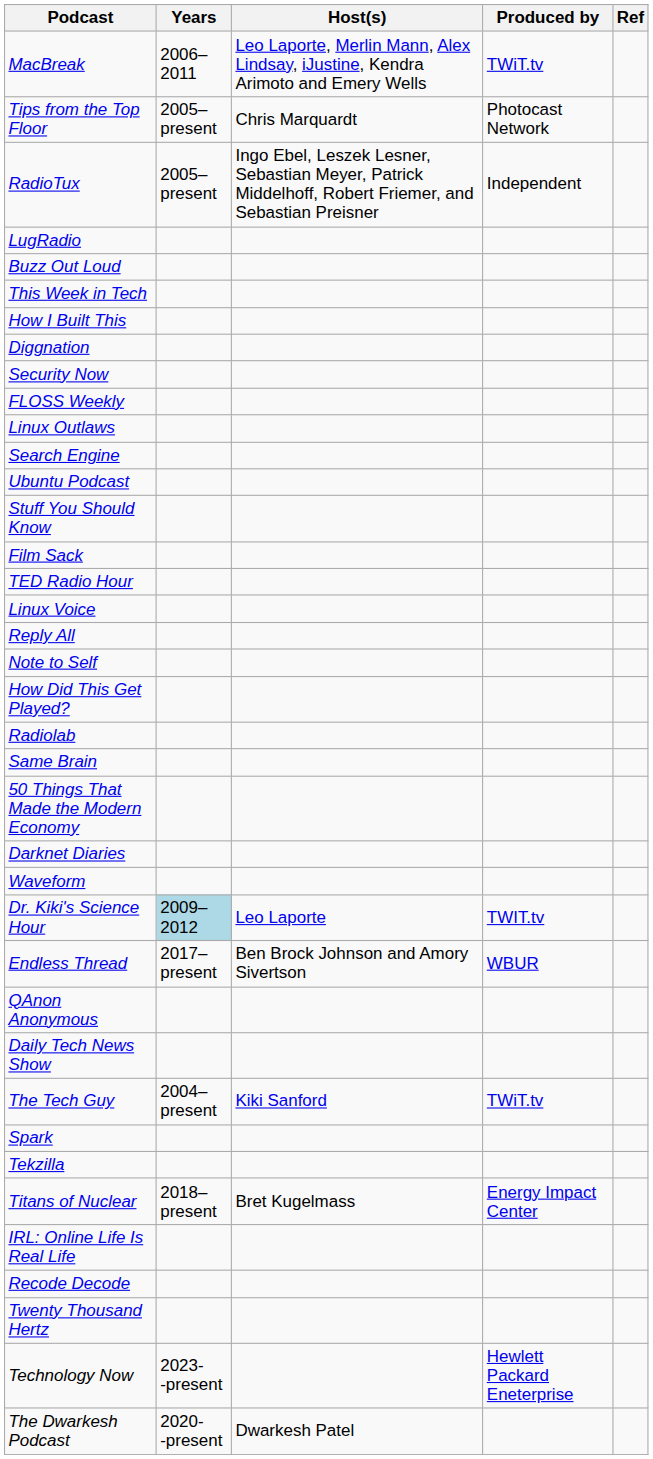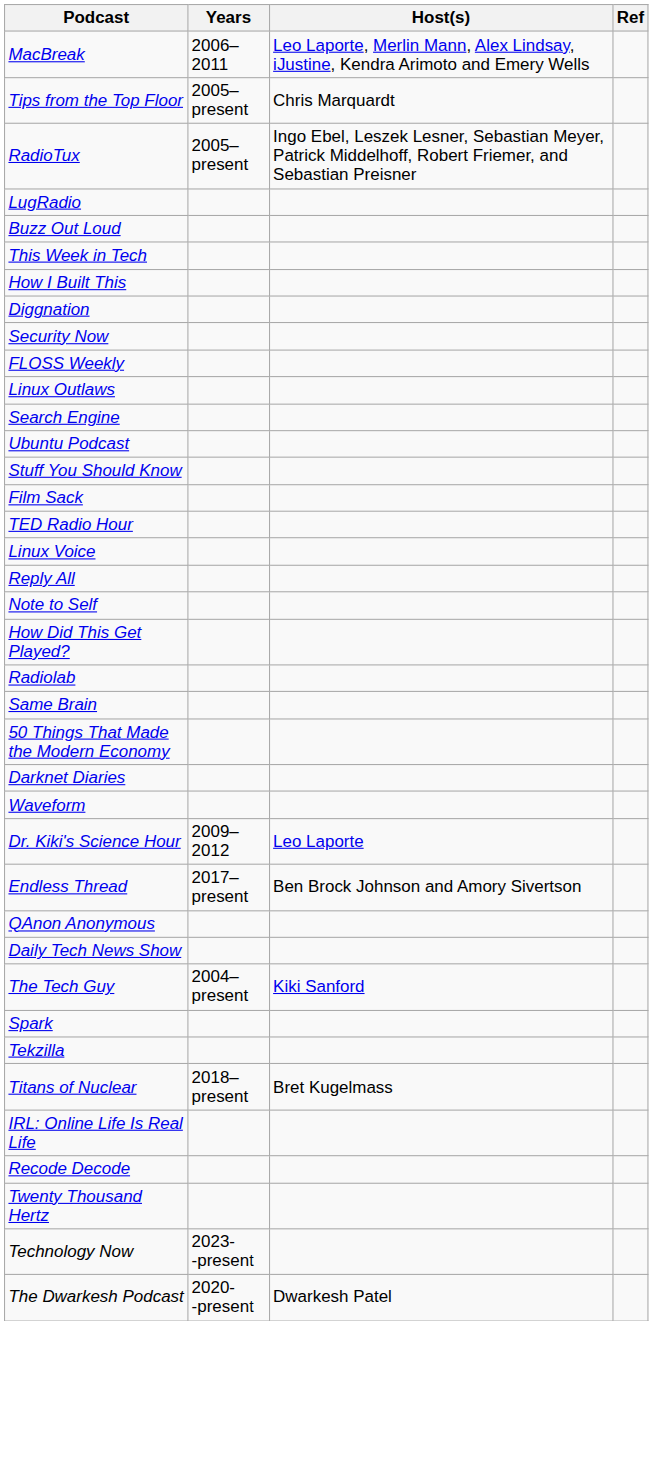- column: (548, 17)
(184, 917) lightblue background -> (215, 841) no background
